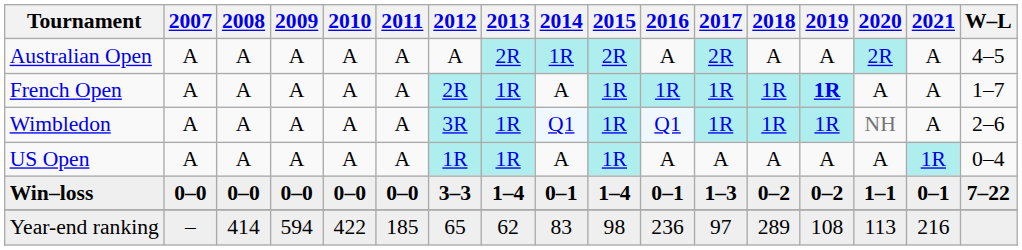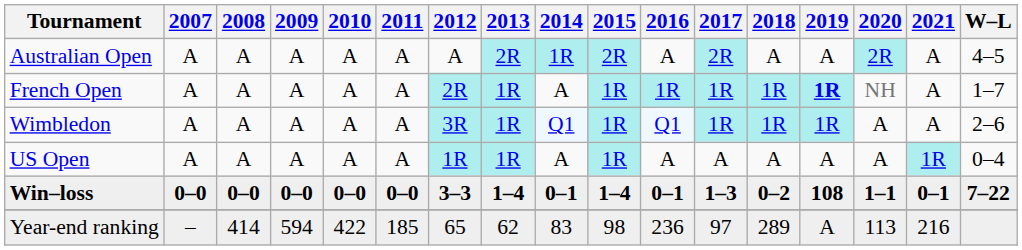(880, 90) A -> (880, 90) NH
(880, 124) NH -> (880, 124) A
(827, 192) 0–2 -> (827, 192) 108
(827, 227) 108 -> (827, 227) A
